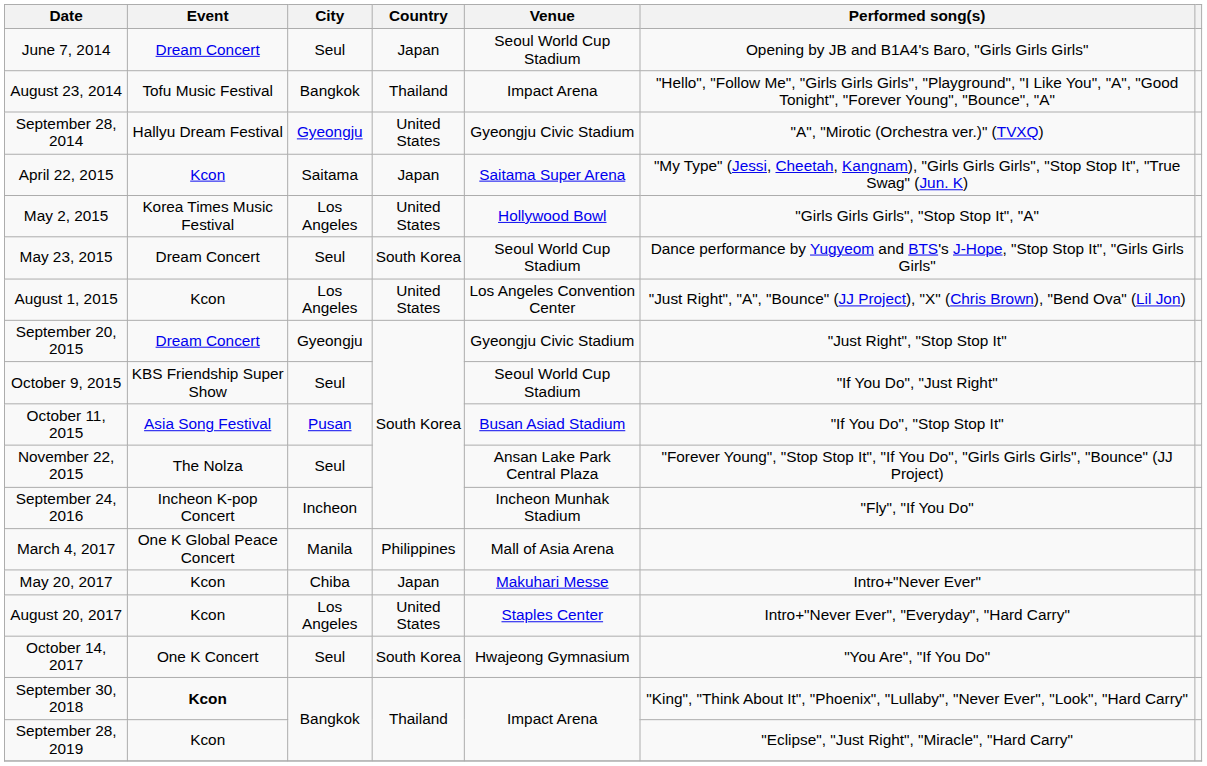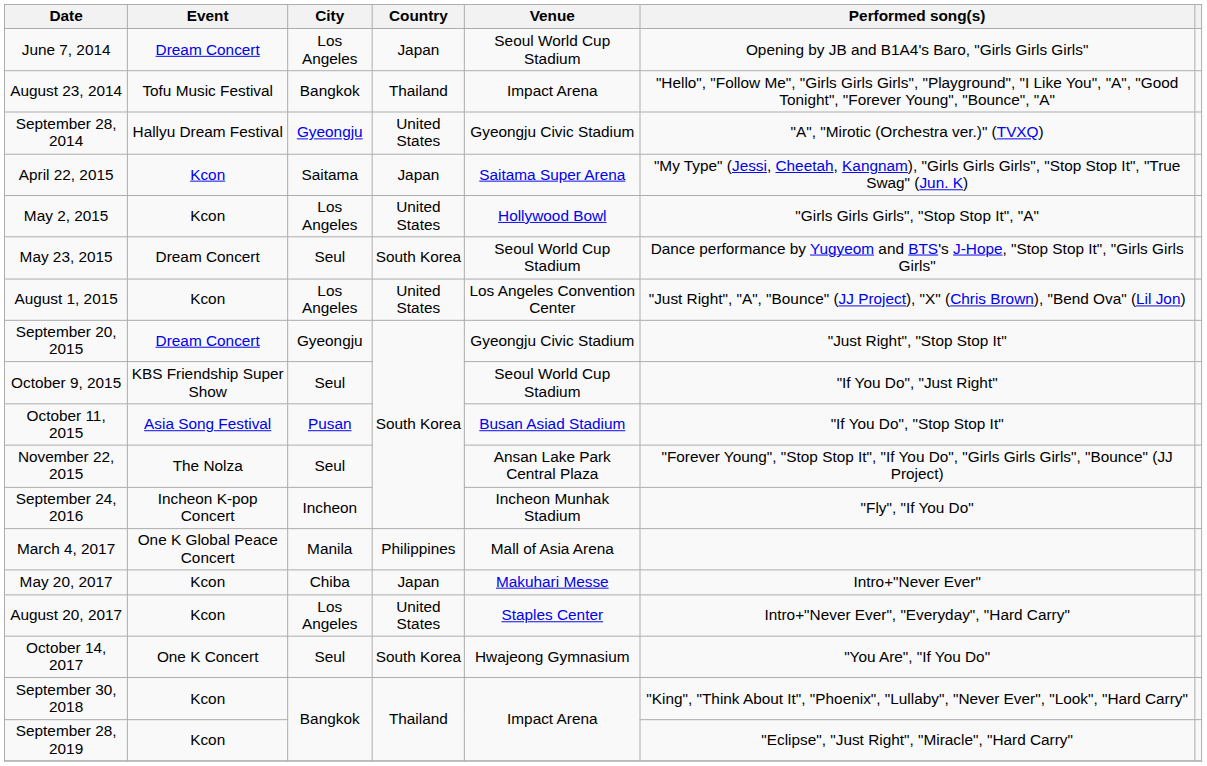(330, 49) Seul -> (330, 49) Los Angeles
(208, 216) Korea Times Music Festival -> (208, 216) Kcon
(208, 698) bold -> (208, 698) normal
